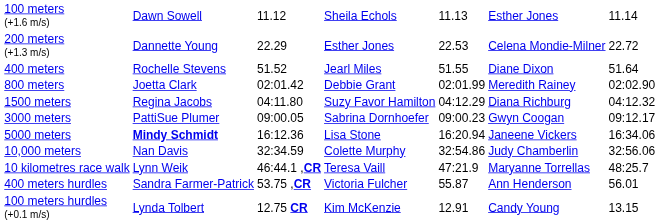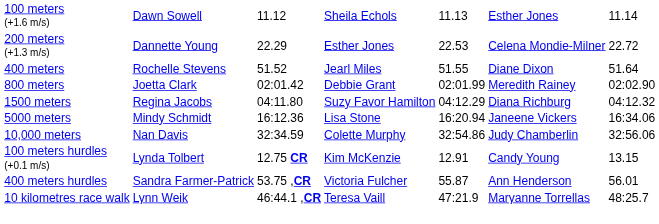- row: (38, 118)
(175, 135) bold -> (172, 118) normal
rows swapped: (56, 207) <-> (67, 168)
